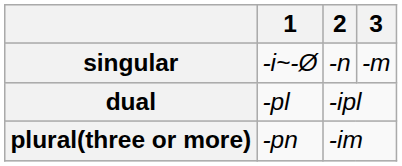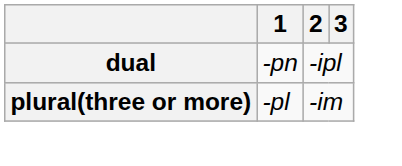- row: (131, 62)
(276, 101) -pl -> (280, 62) -pn
(280, 140) -pn -> (276, 101) -pl
